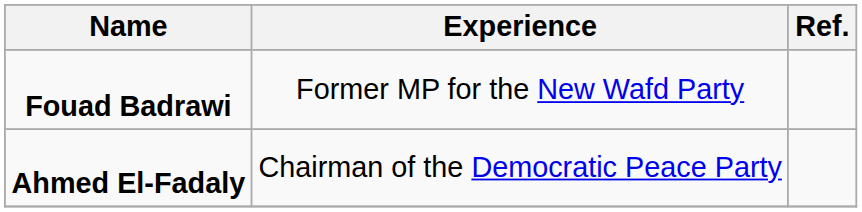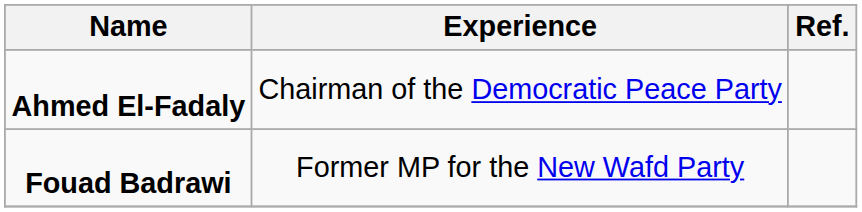rows swapped: (128, 105) <-> (128, 183)
